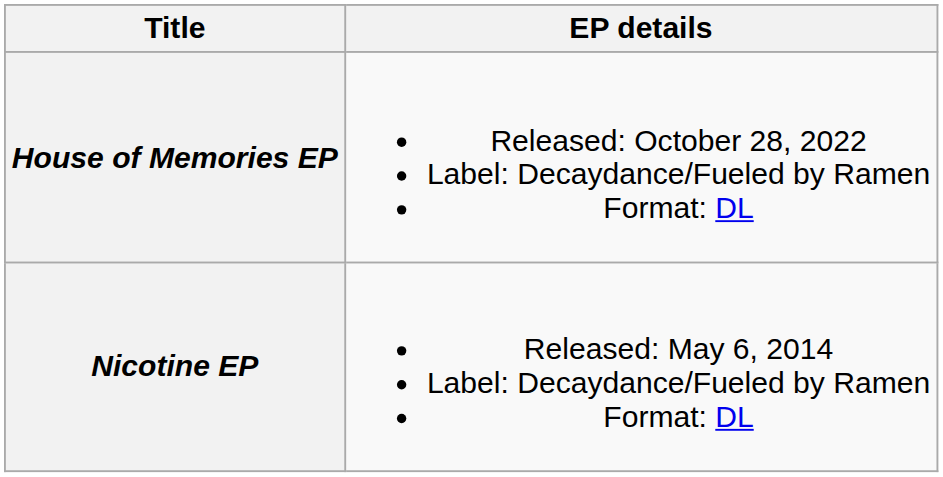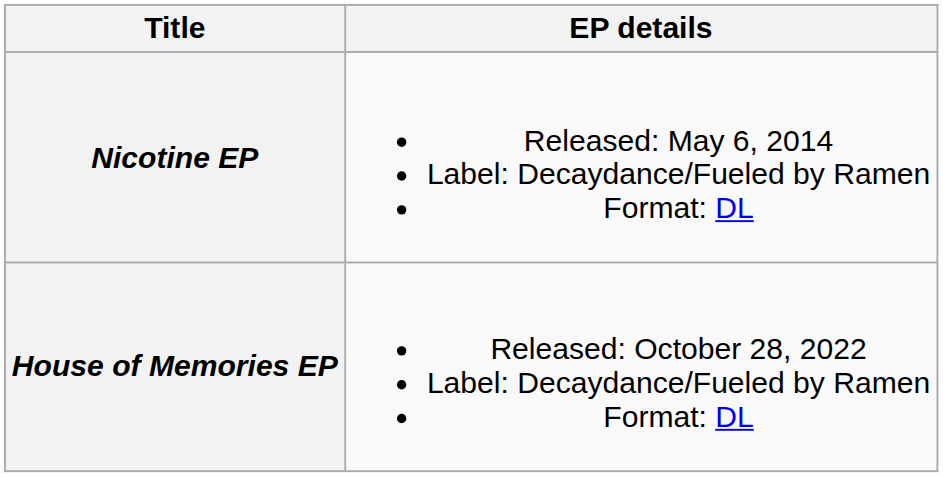rows swapped: (175, 366) <-> (175, 156)
